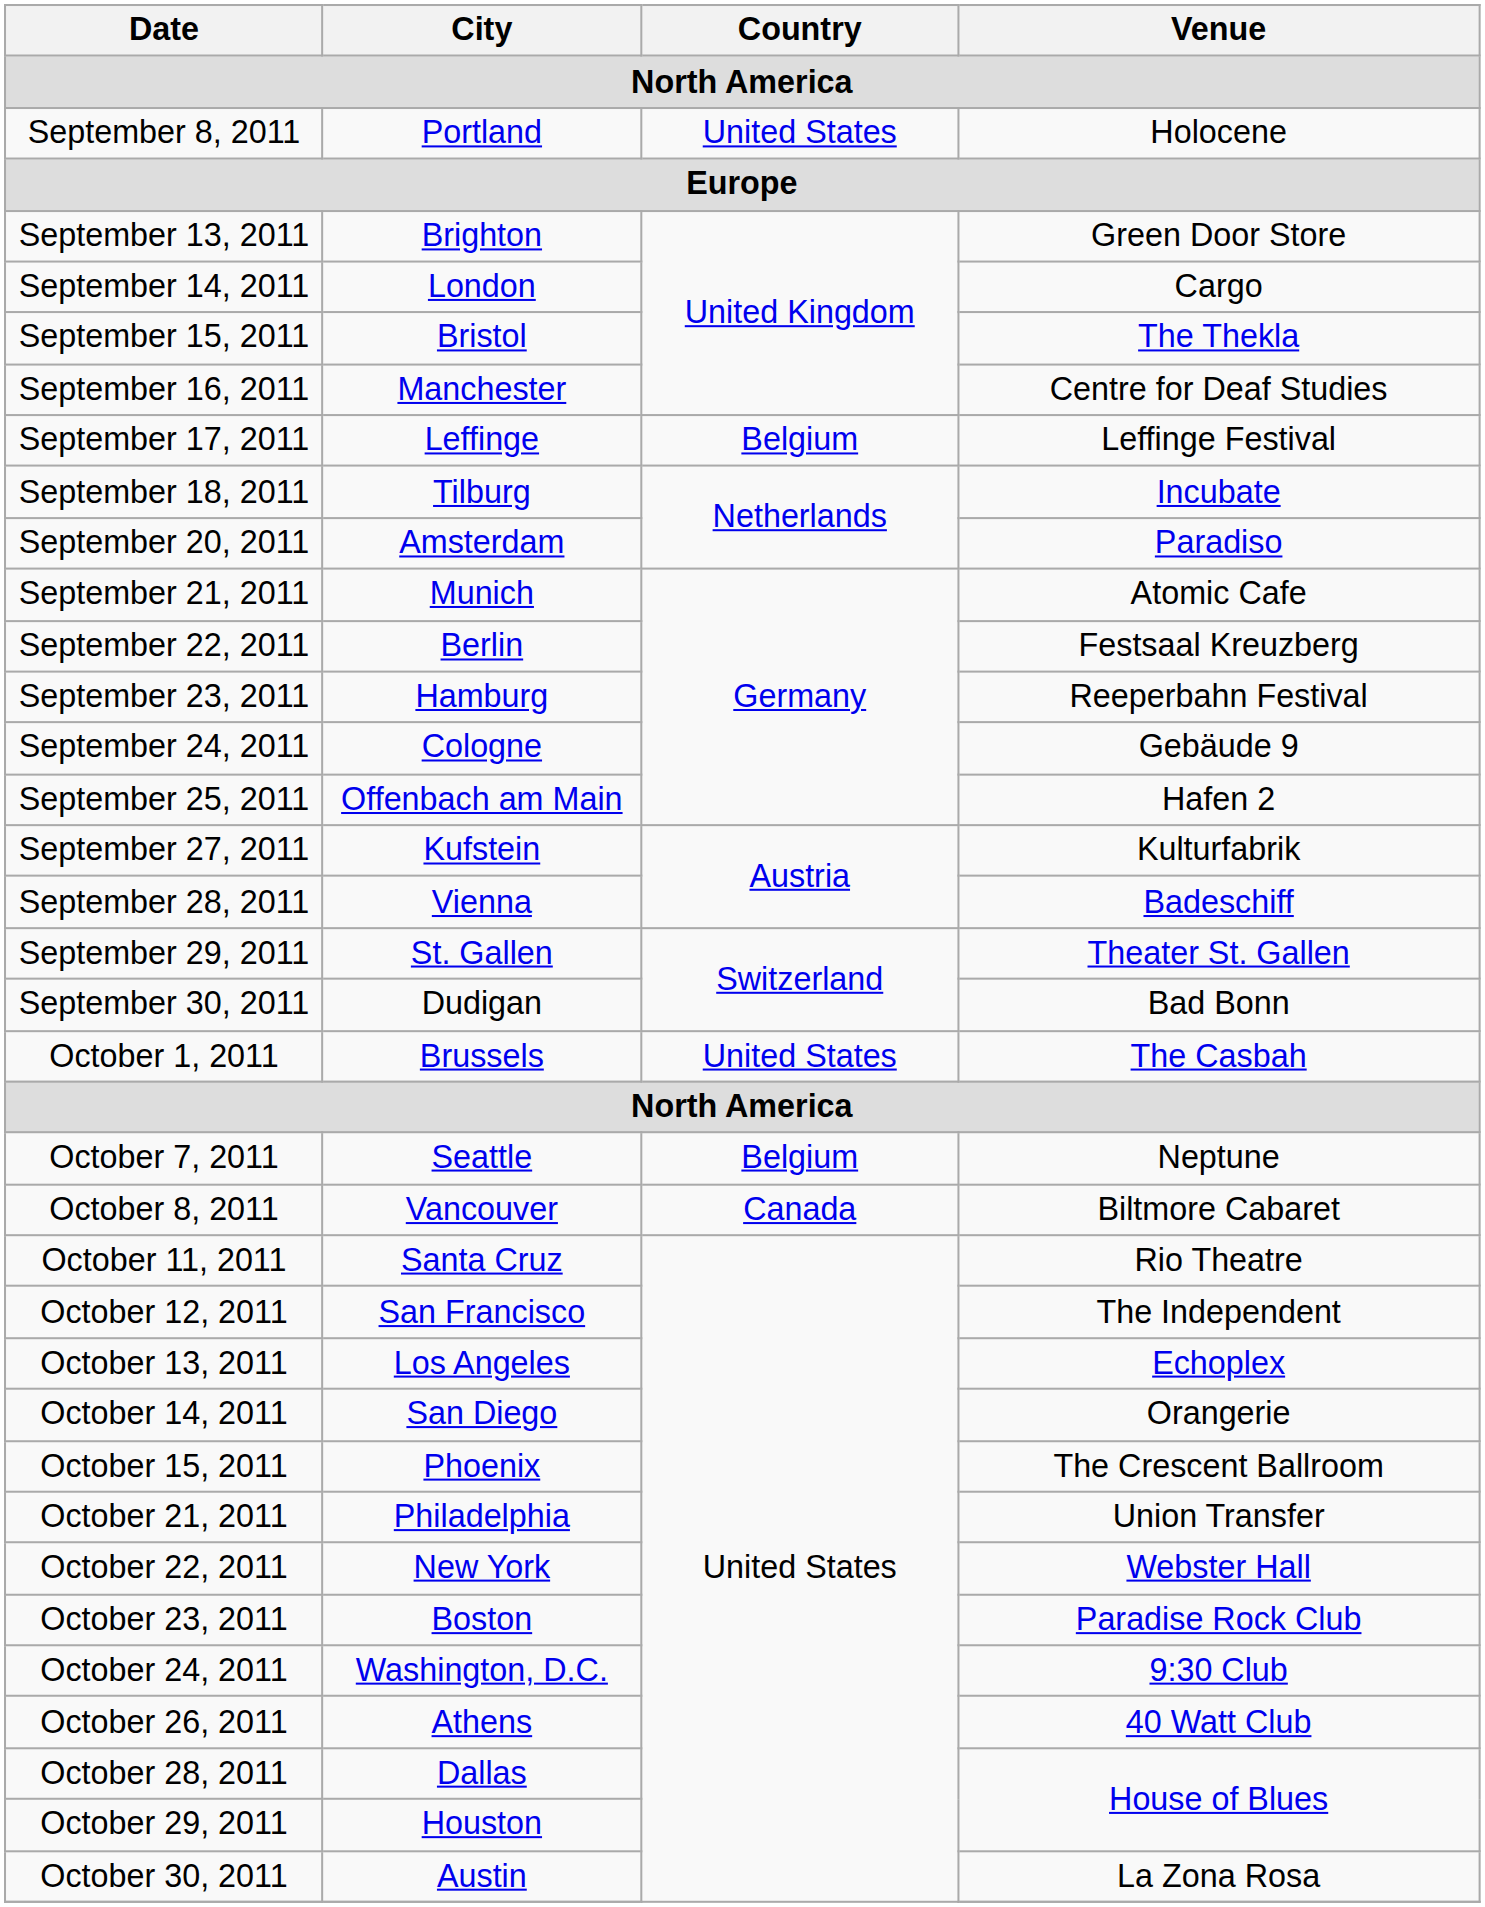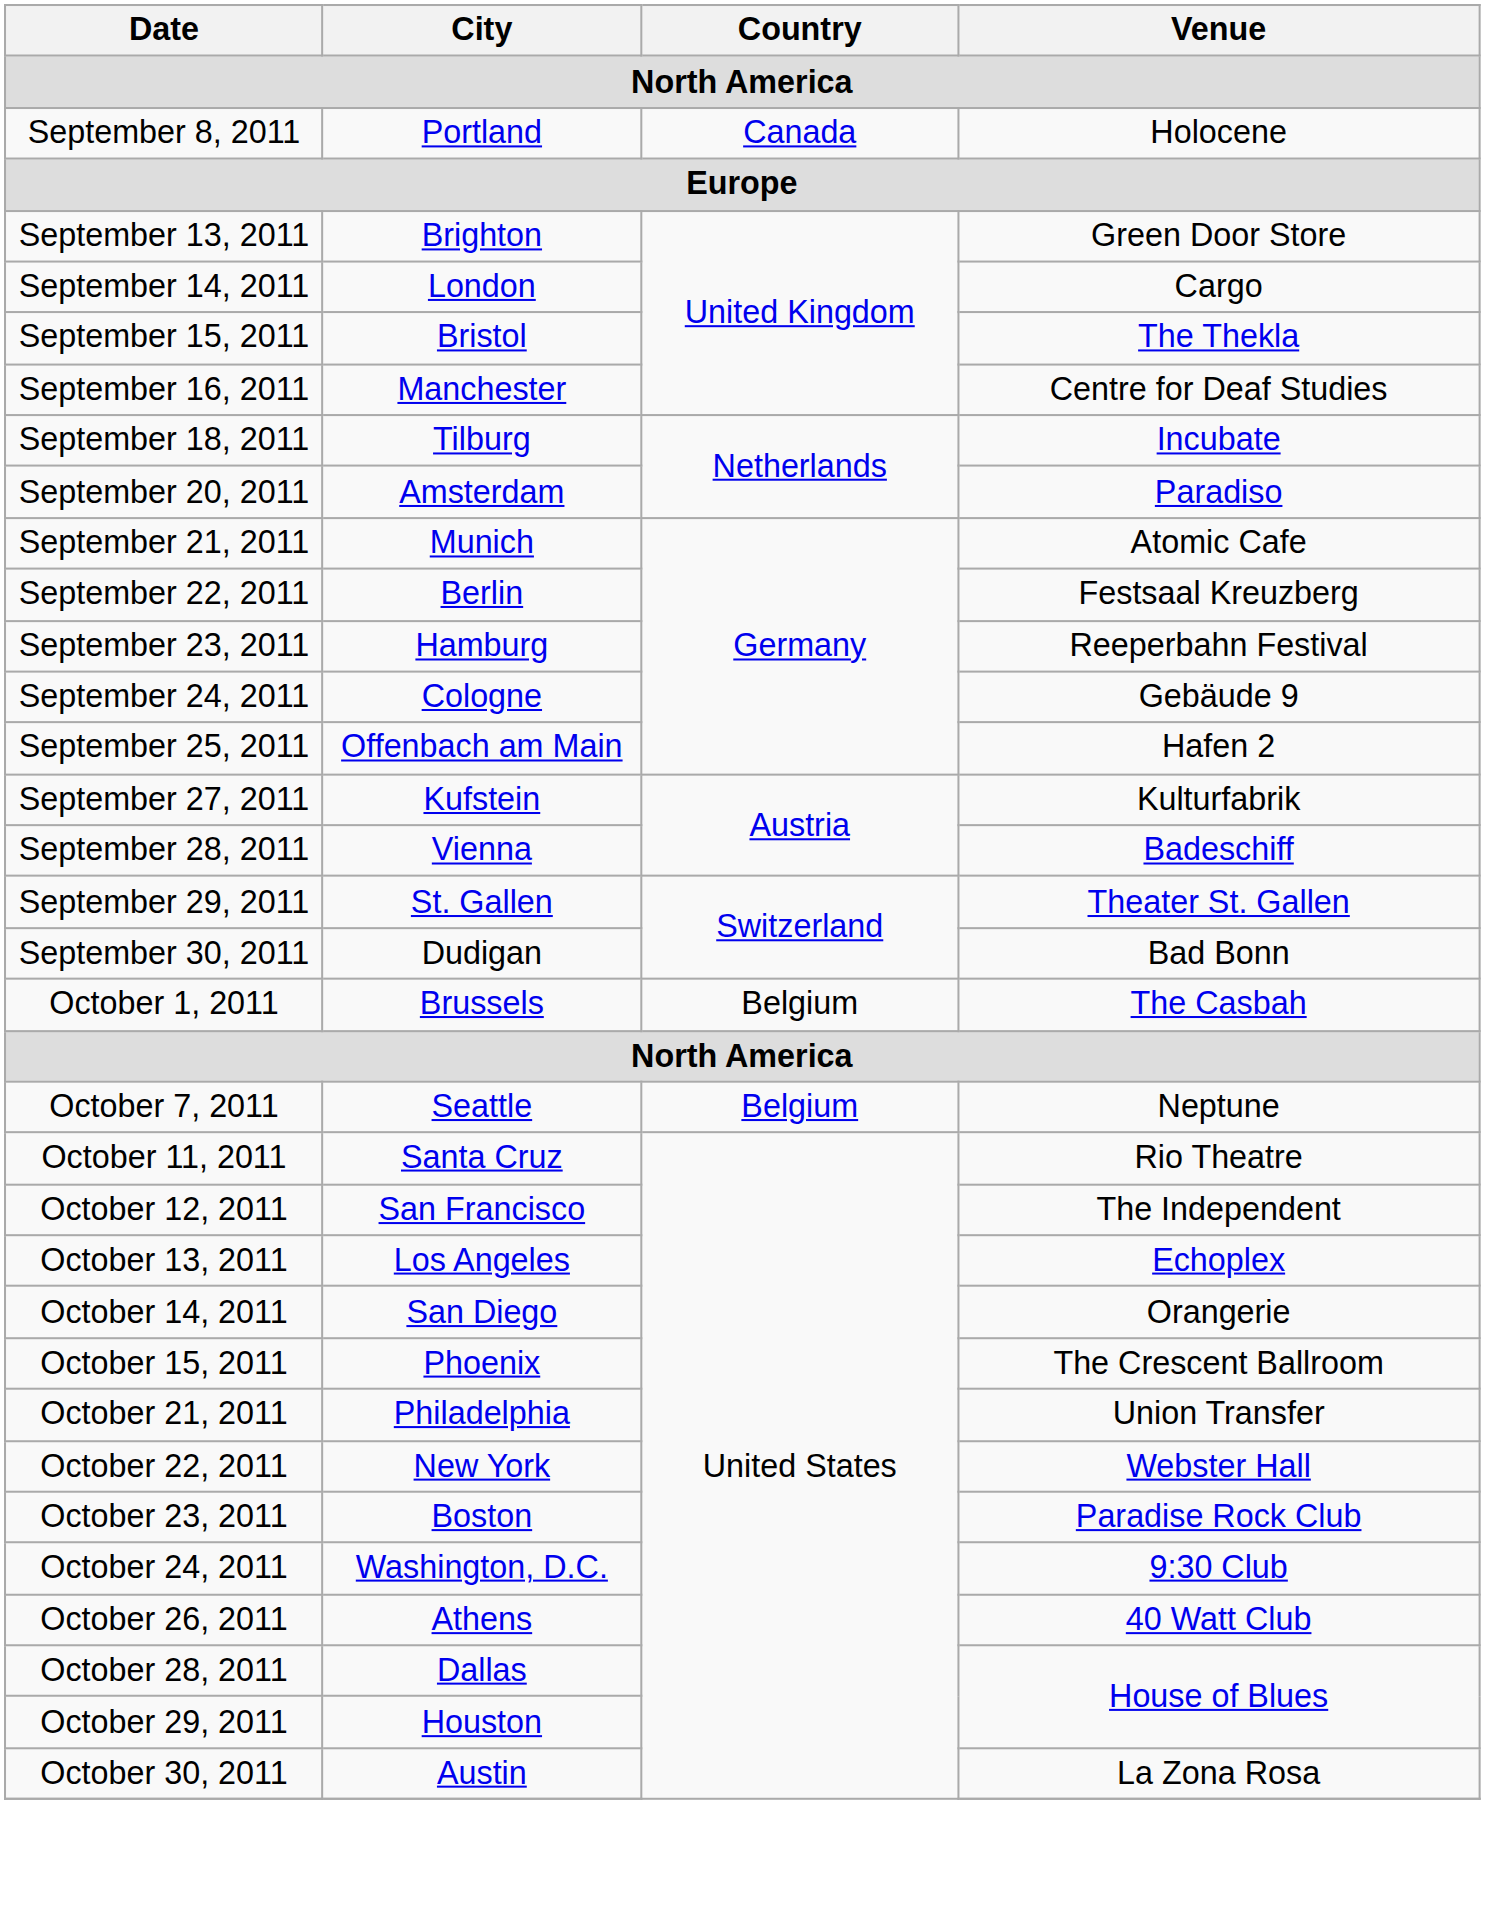(800, 132) United States -> (800, 132) Canada
- row: (164, 440)
(800, 1055) United States -> (800, 1004) Belgium
- row: (164, 1209)
